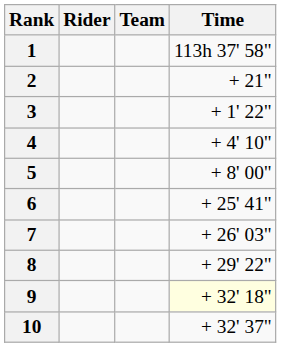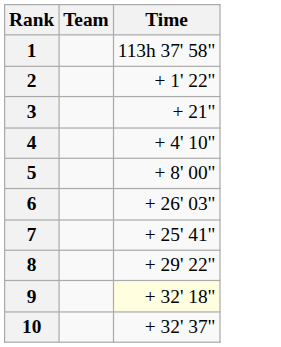- column: (87, 19)
(250, 81) + 21" -> (185, 81) + 1' 22"
(241, 111) + 1' 22" -> (194, 111) + 21"
(236, 204) + 25' 41" -> (180, 204) + 26' 03"
(236, 234) + 26' 03" -> (180, 234) + 25' 41"
